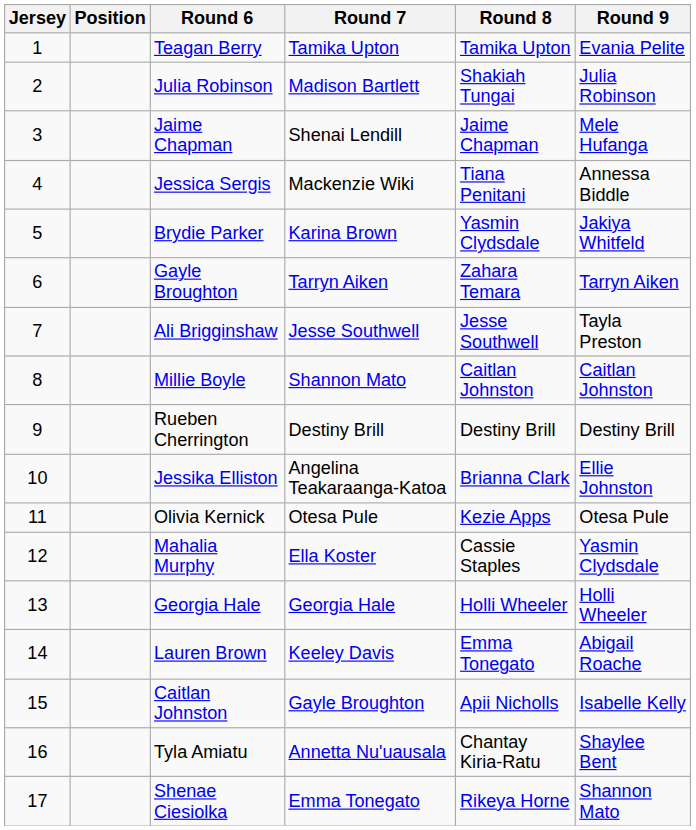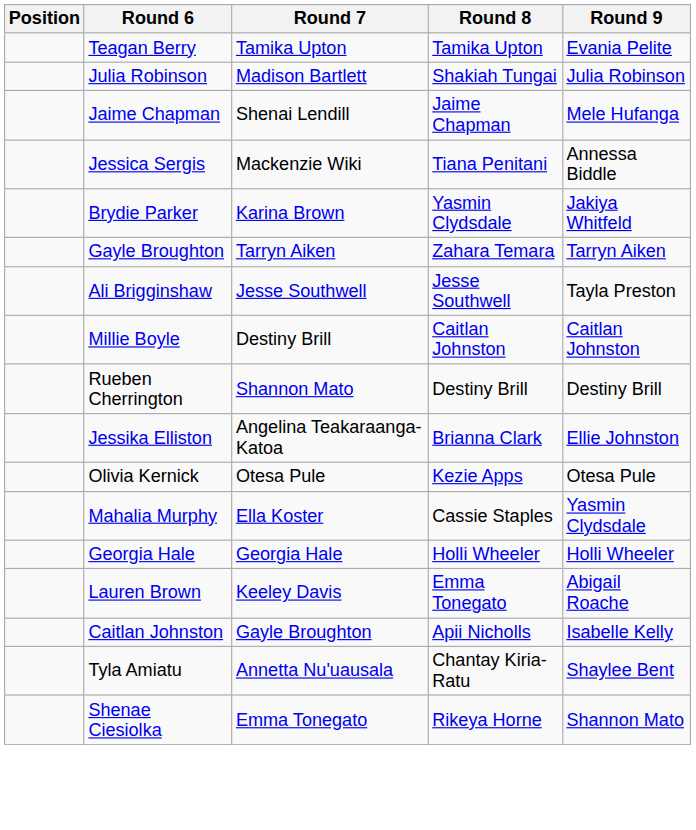- column: (37, 18)
(347, 380) Shannon Mato -> (284, 339) Destiny Brill
(336, 429) Destiny Brill -> (295, 388) Shannon Mato
